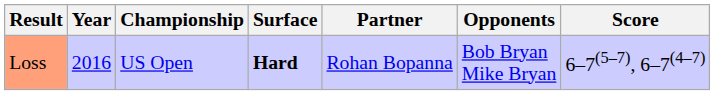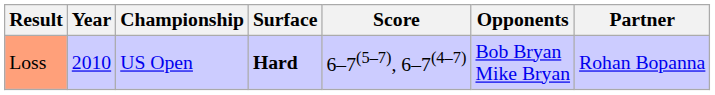columns swapped: (390, 20) <-> (635, 20)
(91, 62) 2016 -> (91, 62) 2010
